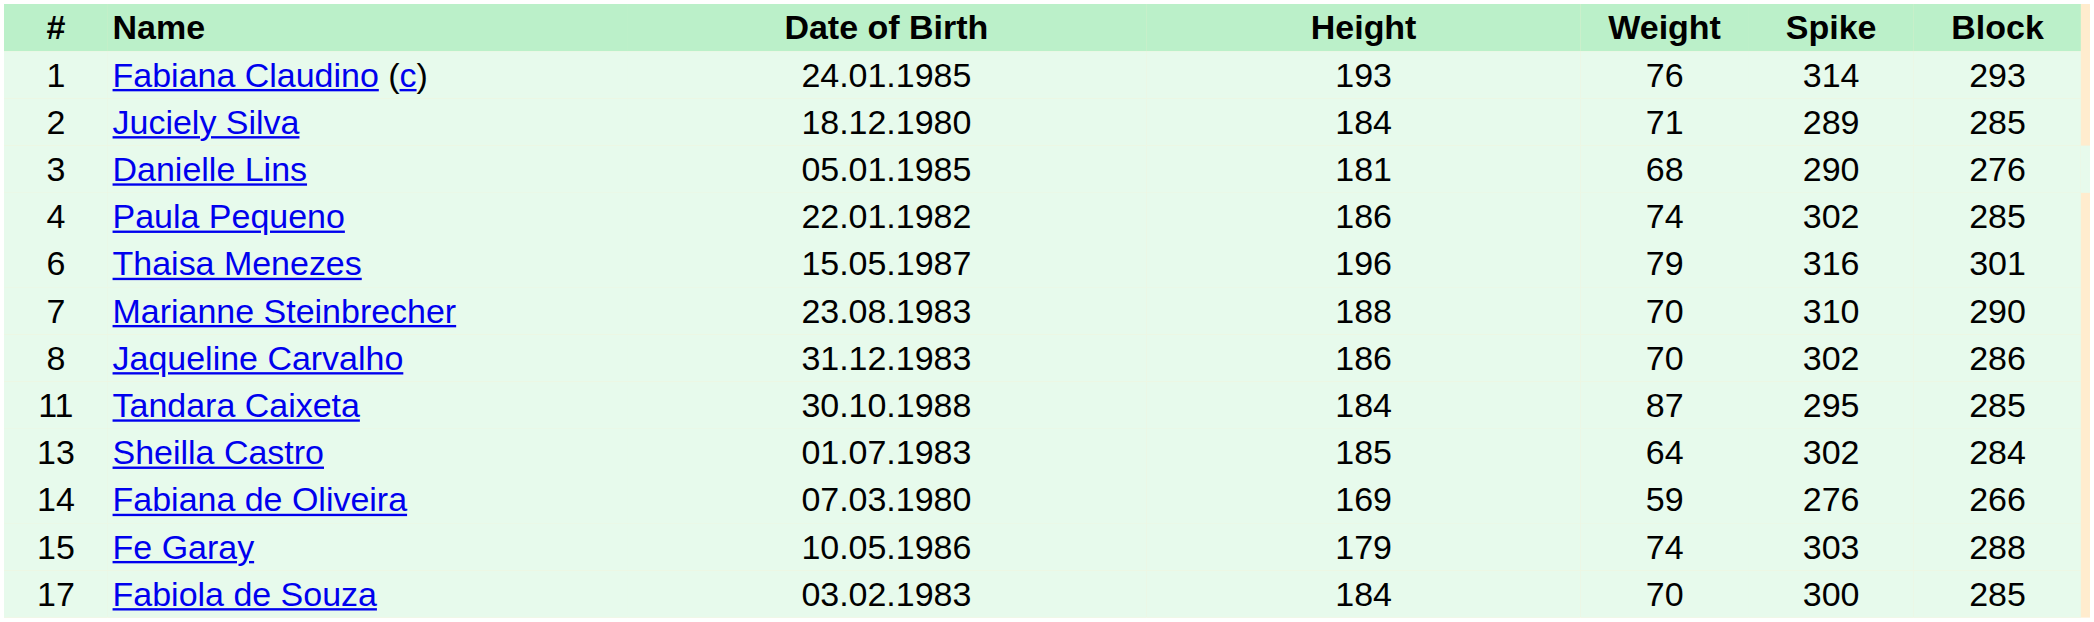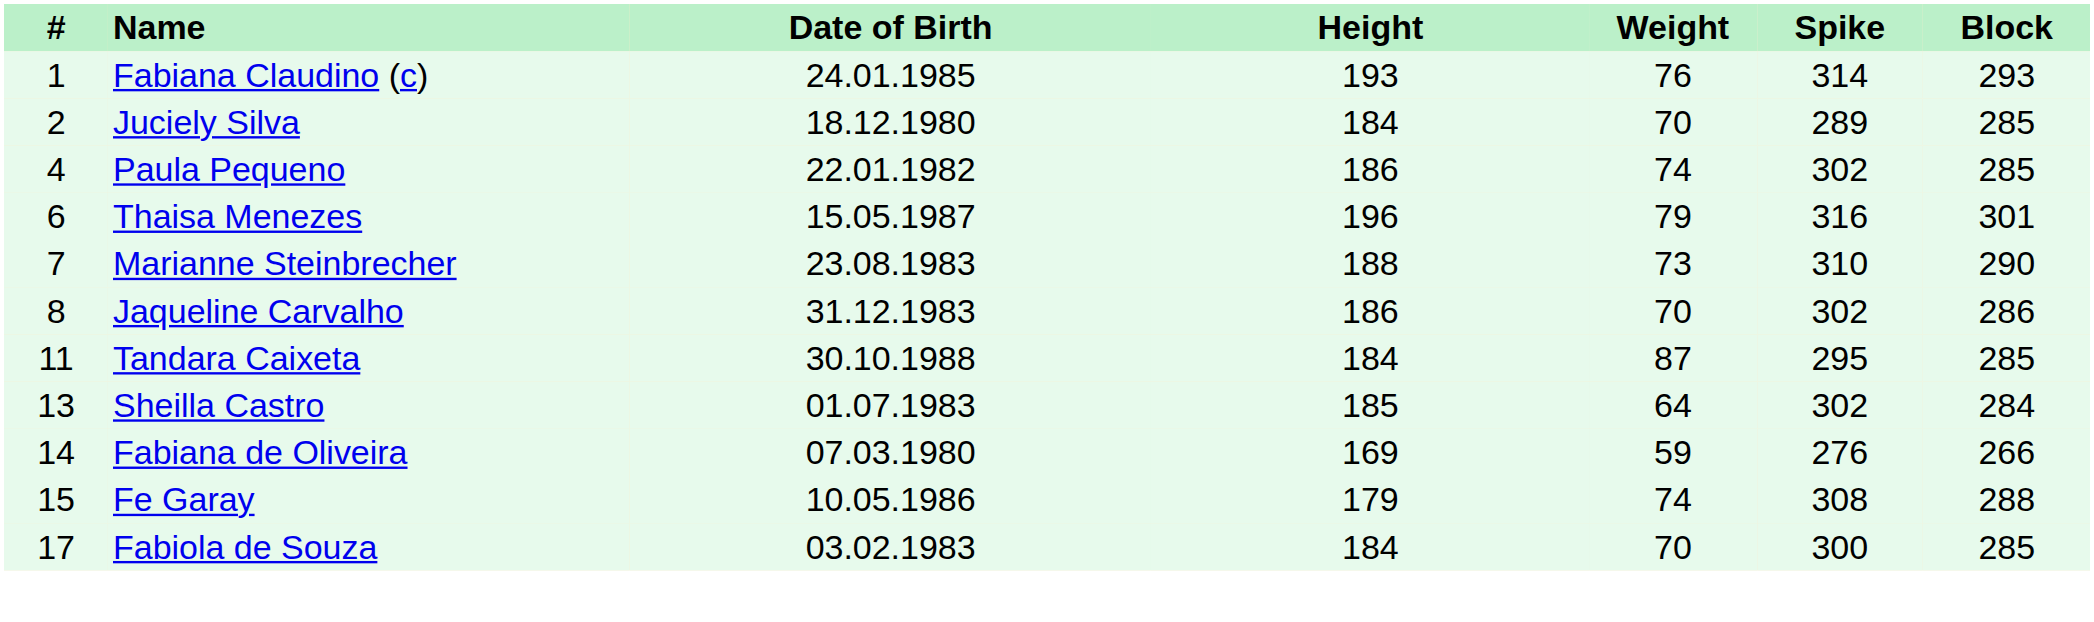(1665, 122) 71 -> (1673, 122) 70
- row: (210, 169)
(1665, 311) 70 -> (1673, 264) 73
(1831, 547) 303 -> (1840, 500) 308
